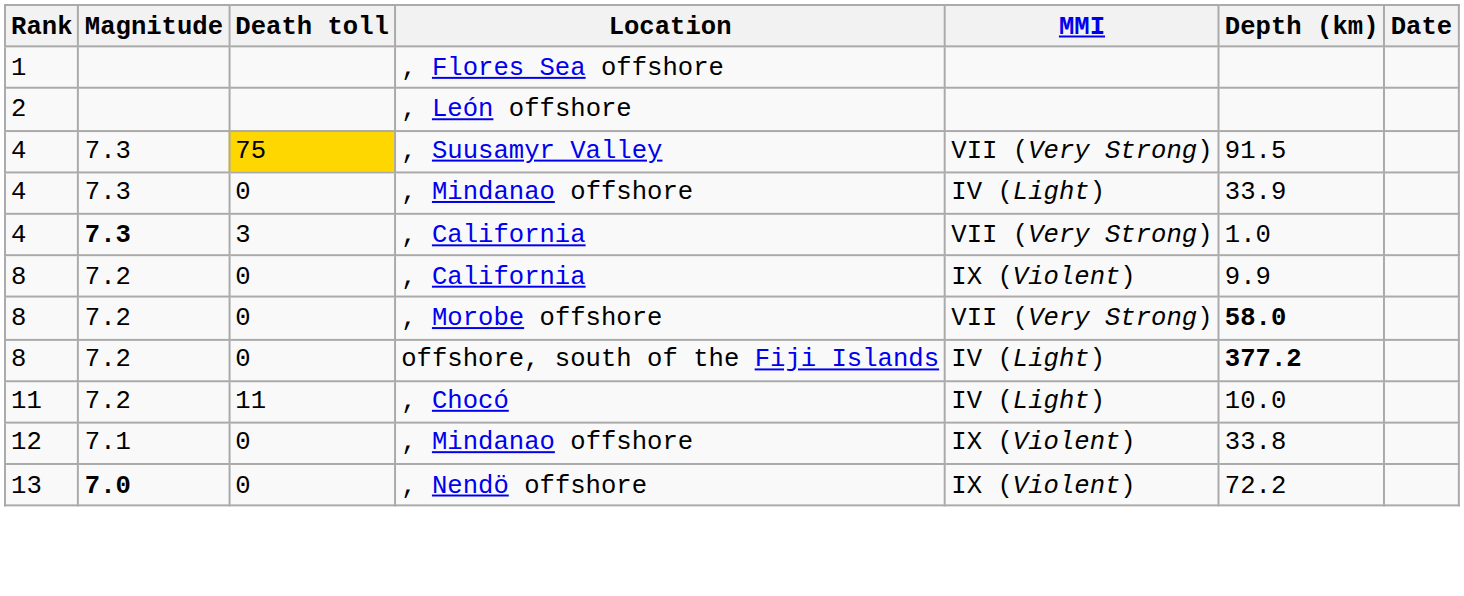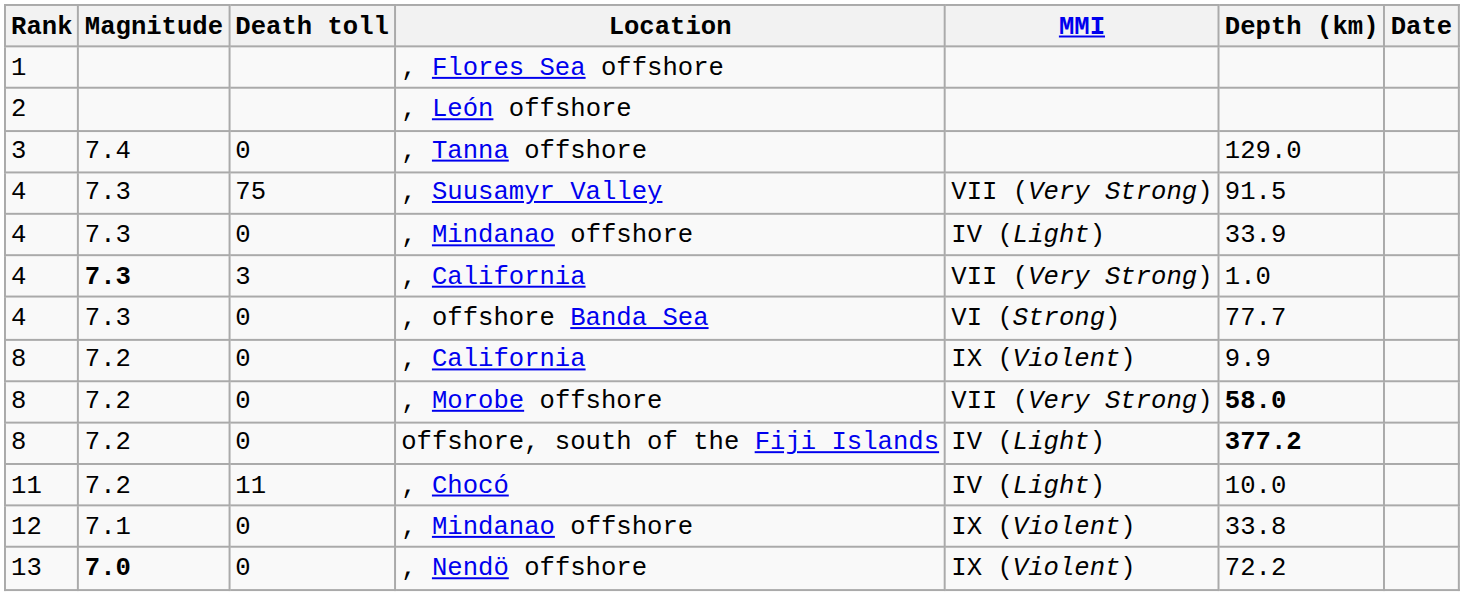+ row: (19, 151)
(251, 151) gold background -> (251, 193) no background
+ row: (19, 318)
